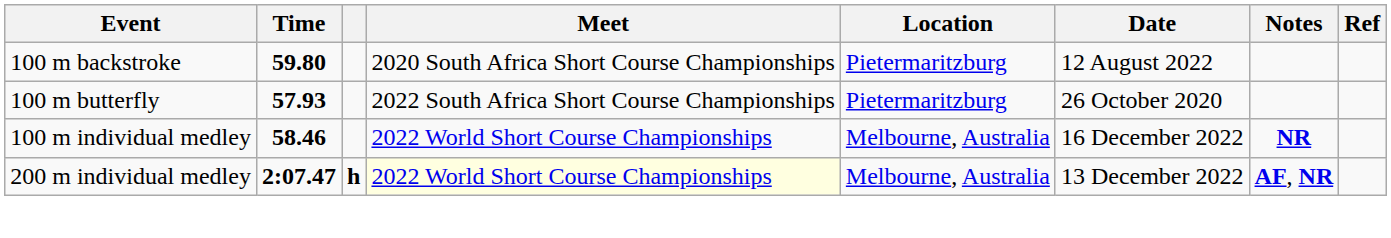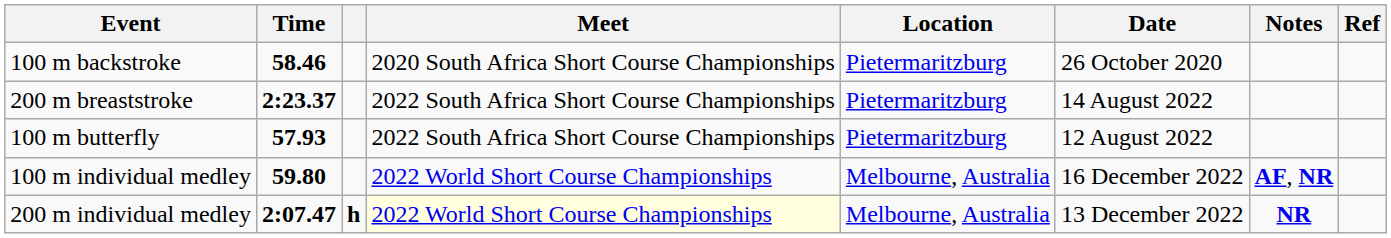(299, 61) 59.80 -> (299, 61) 58.46
(1137, 61) 12 August 2022 -> (1142, 61) 26 October 2020
+ row: (102, 99)
(1142, 99) 26 October 2020 -> (1137, 137) 12 August 2022
(299, 137) 58.46 -> (299, 175) 59.80
(1294, 137) NR -> (1294, 175) AF, NR
(1294, 175) AF, NR -> (1294, 213) NR
